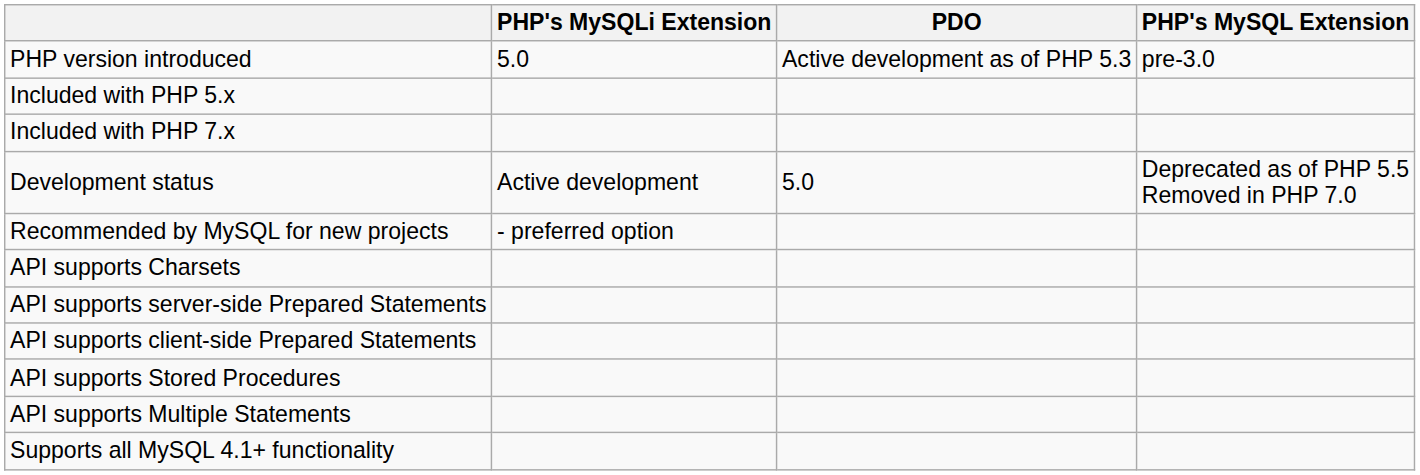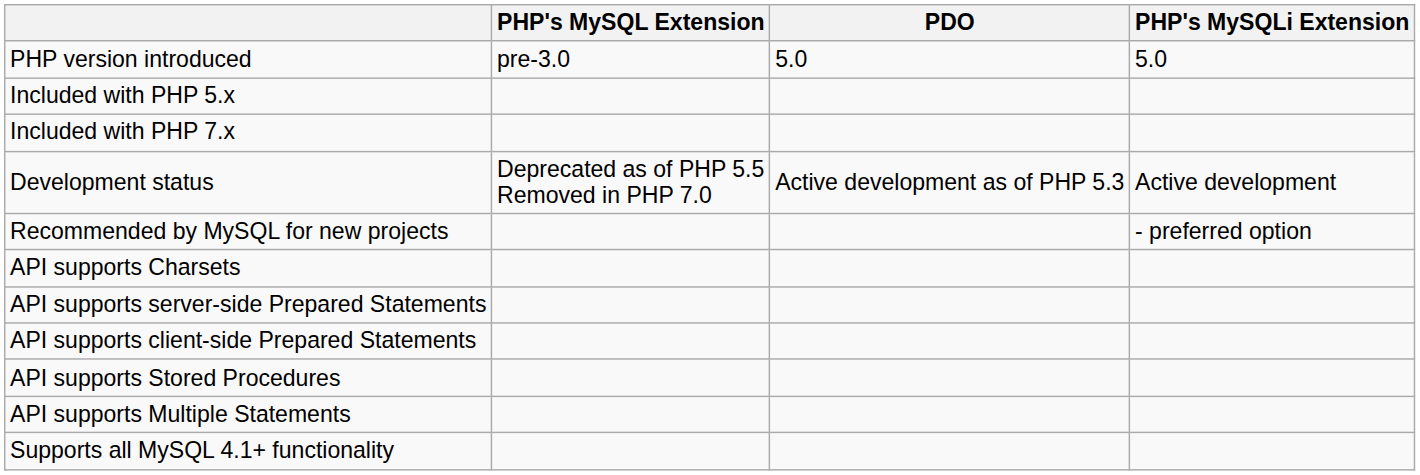columns swapped: (634, 22) <-> (1276, 22)
(957, 59) Active development as of PHP 5.3 -> (791, 59) 5.0
(798, 181) 5.0 -> (950, 181) Active development as of PHP 5.3
